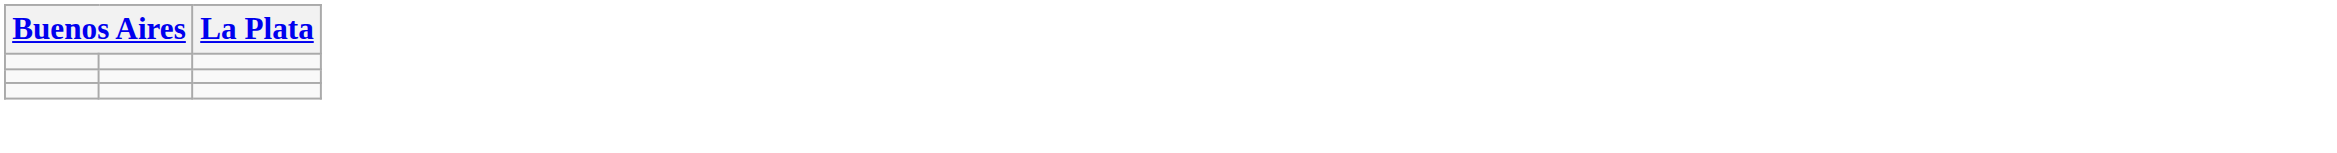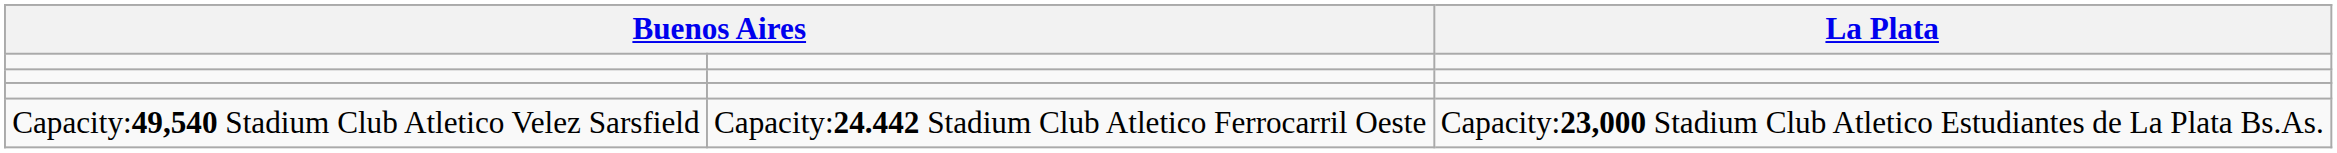+ row: (356, 121)
